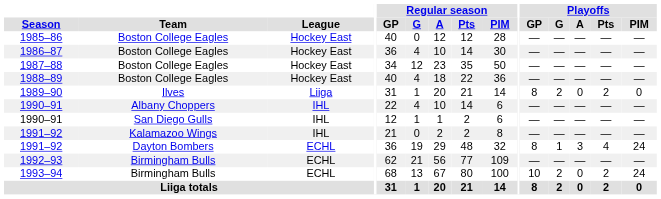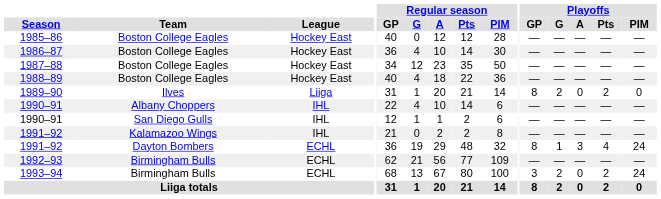(534, 174) 10 -> (534, 174) 3
